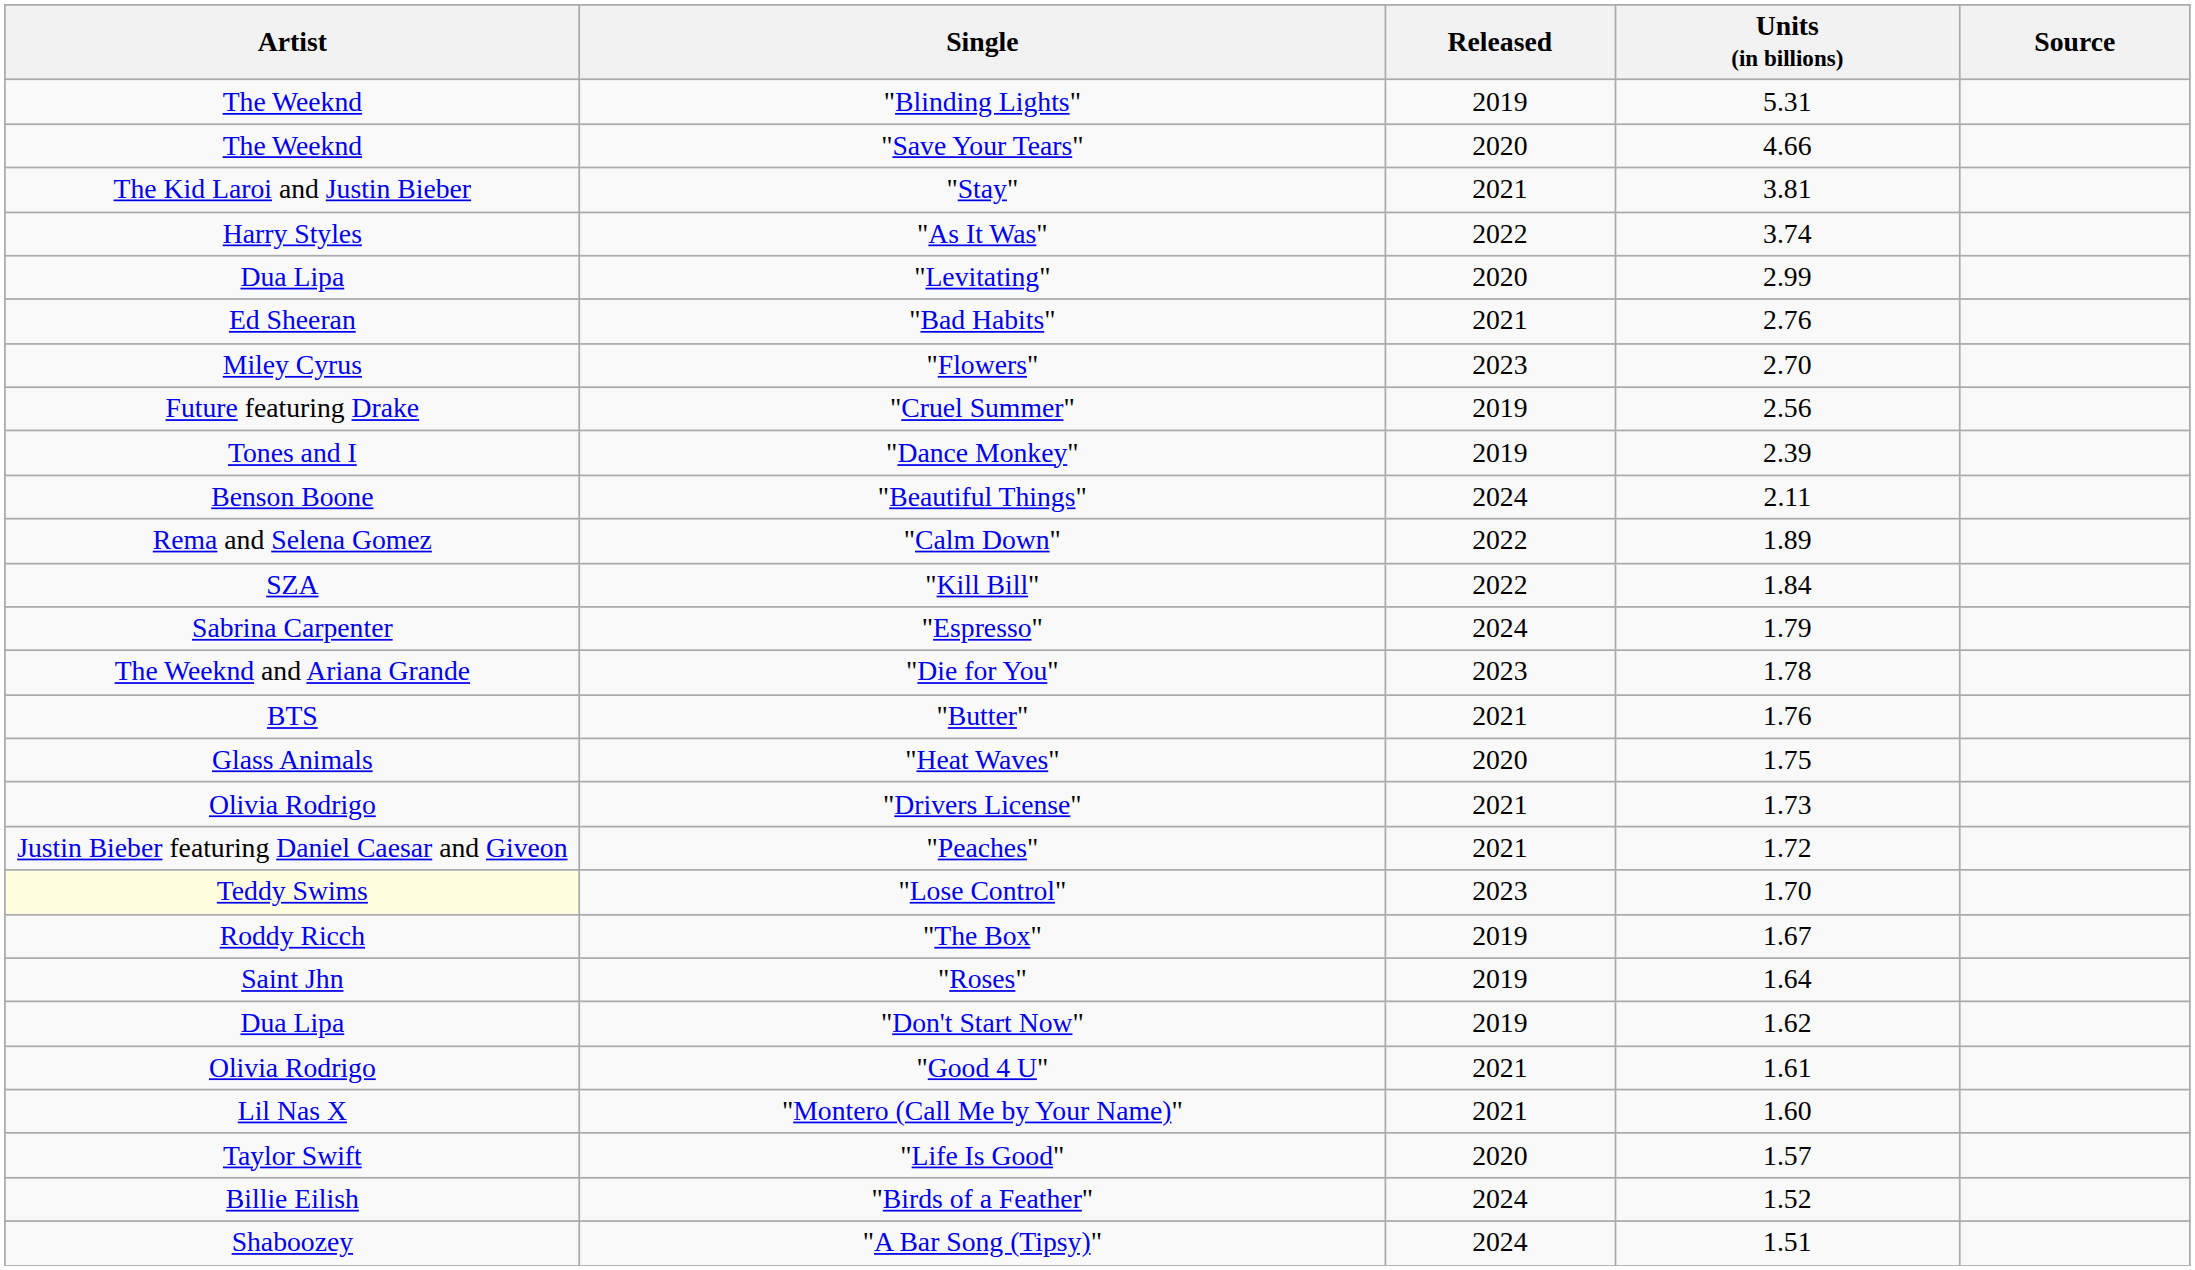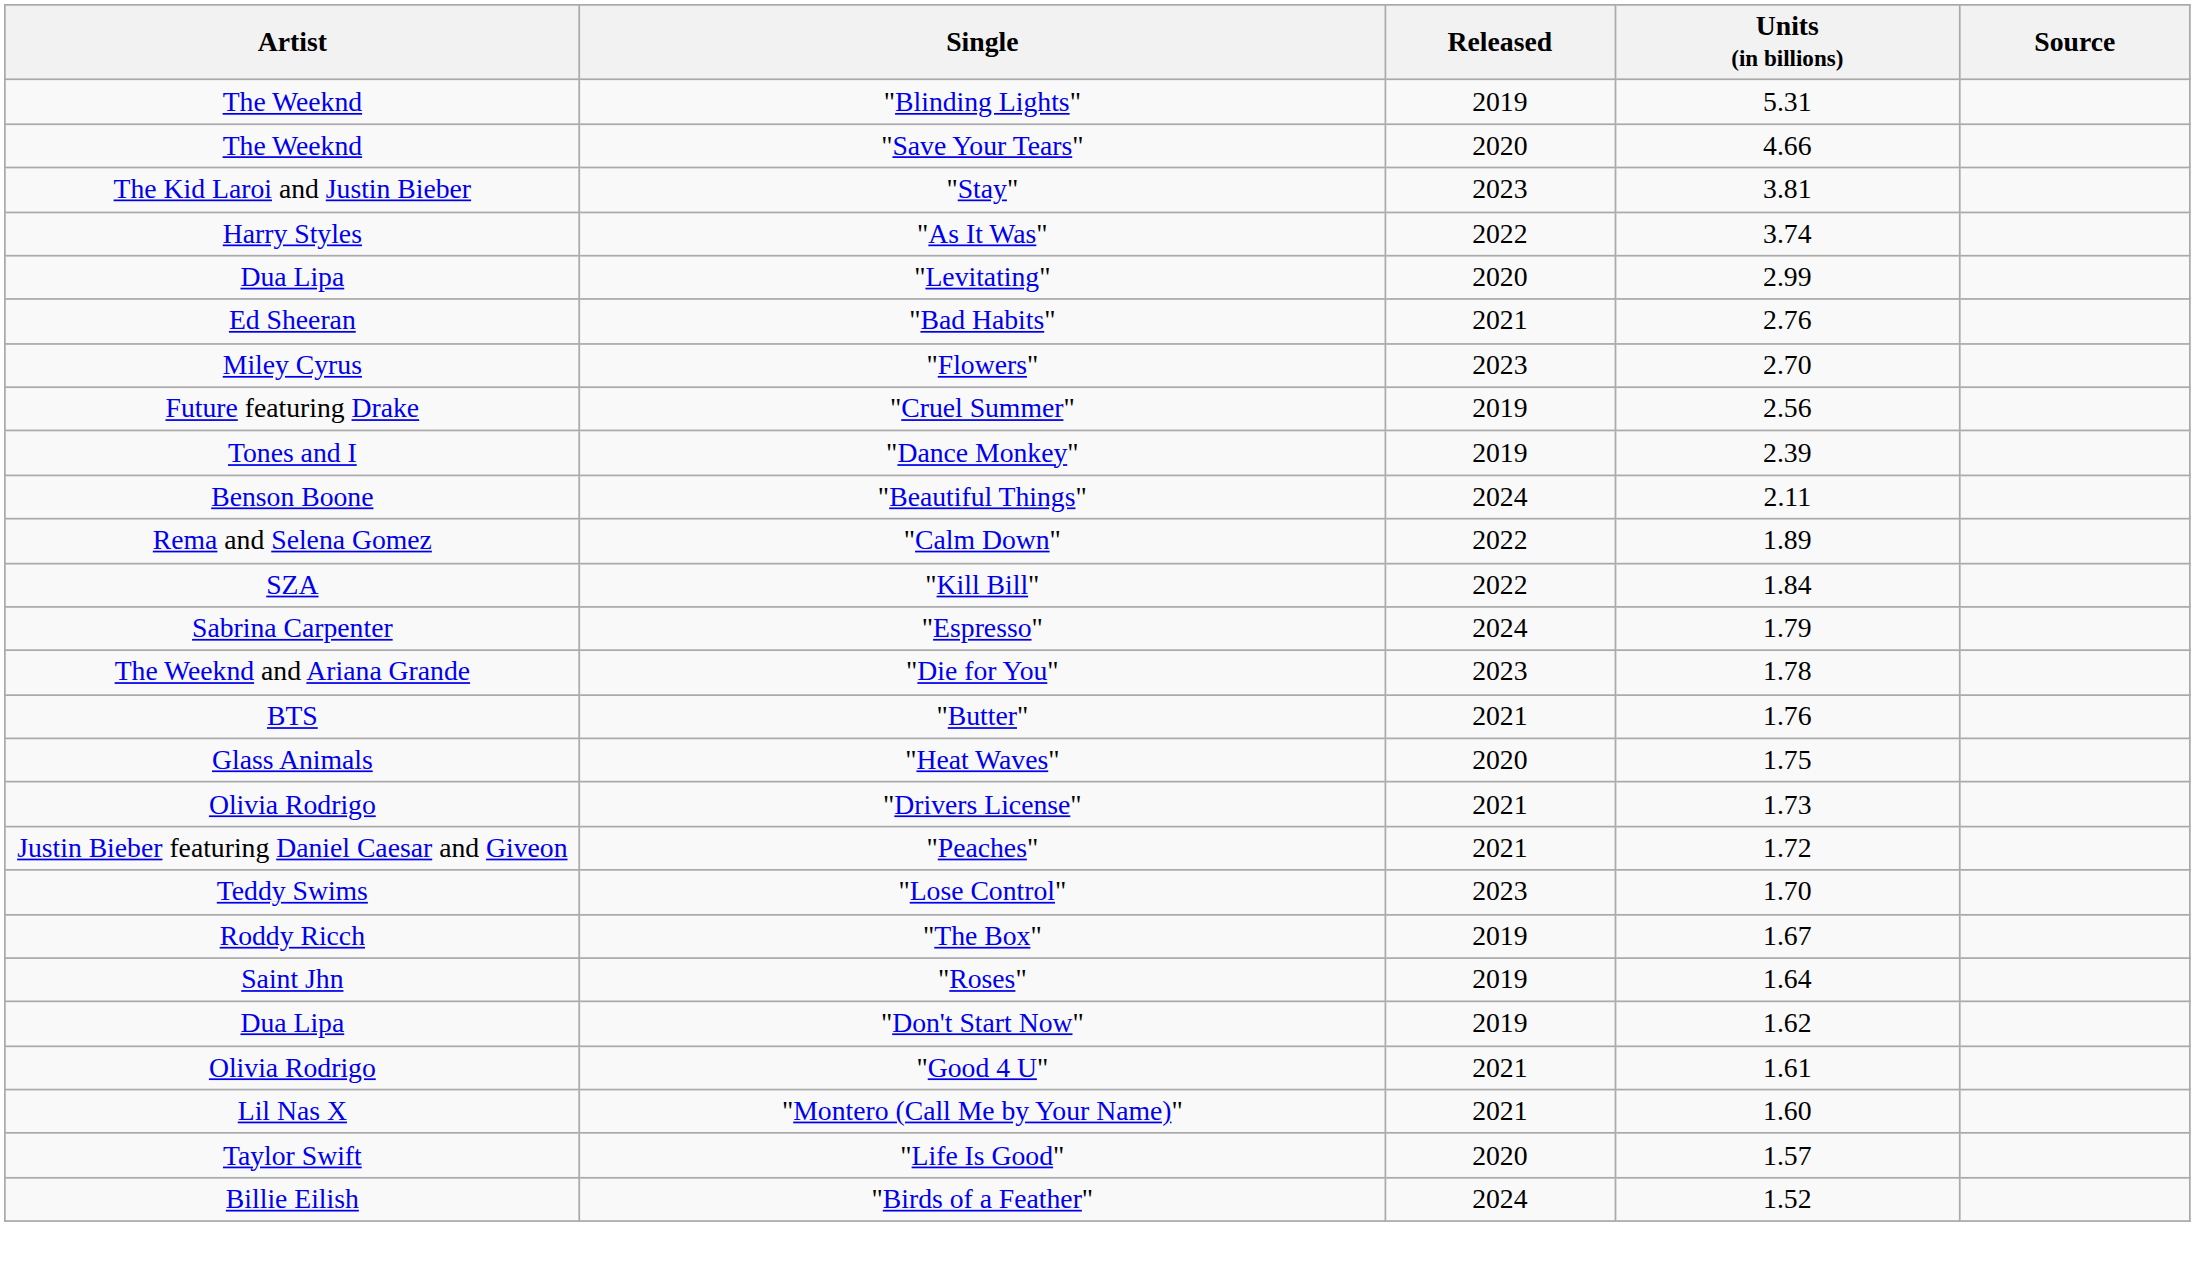(1500, 189) 2021 -> (1500, 189) 2023
(292, 891) lightyellow background -> (292, 891) no background
- row: (982, 1242)
